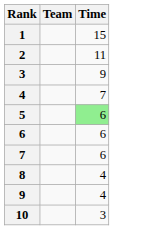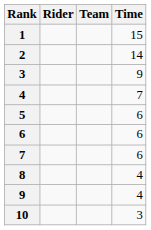+ column: (58, 14)
(100, 54) 11 -> (136, 54) 14
(103, 114) lightgreen background -> (140, 114) no background
